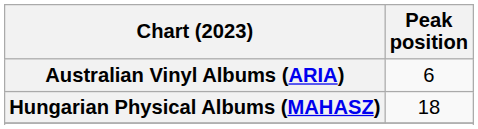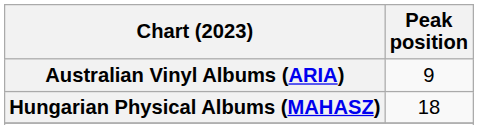(429, 75) 6 -> (429, 75) 9
